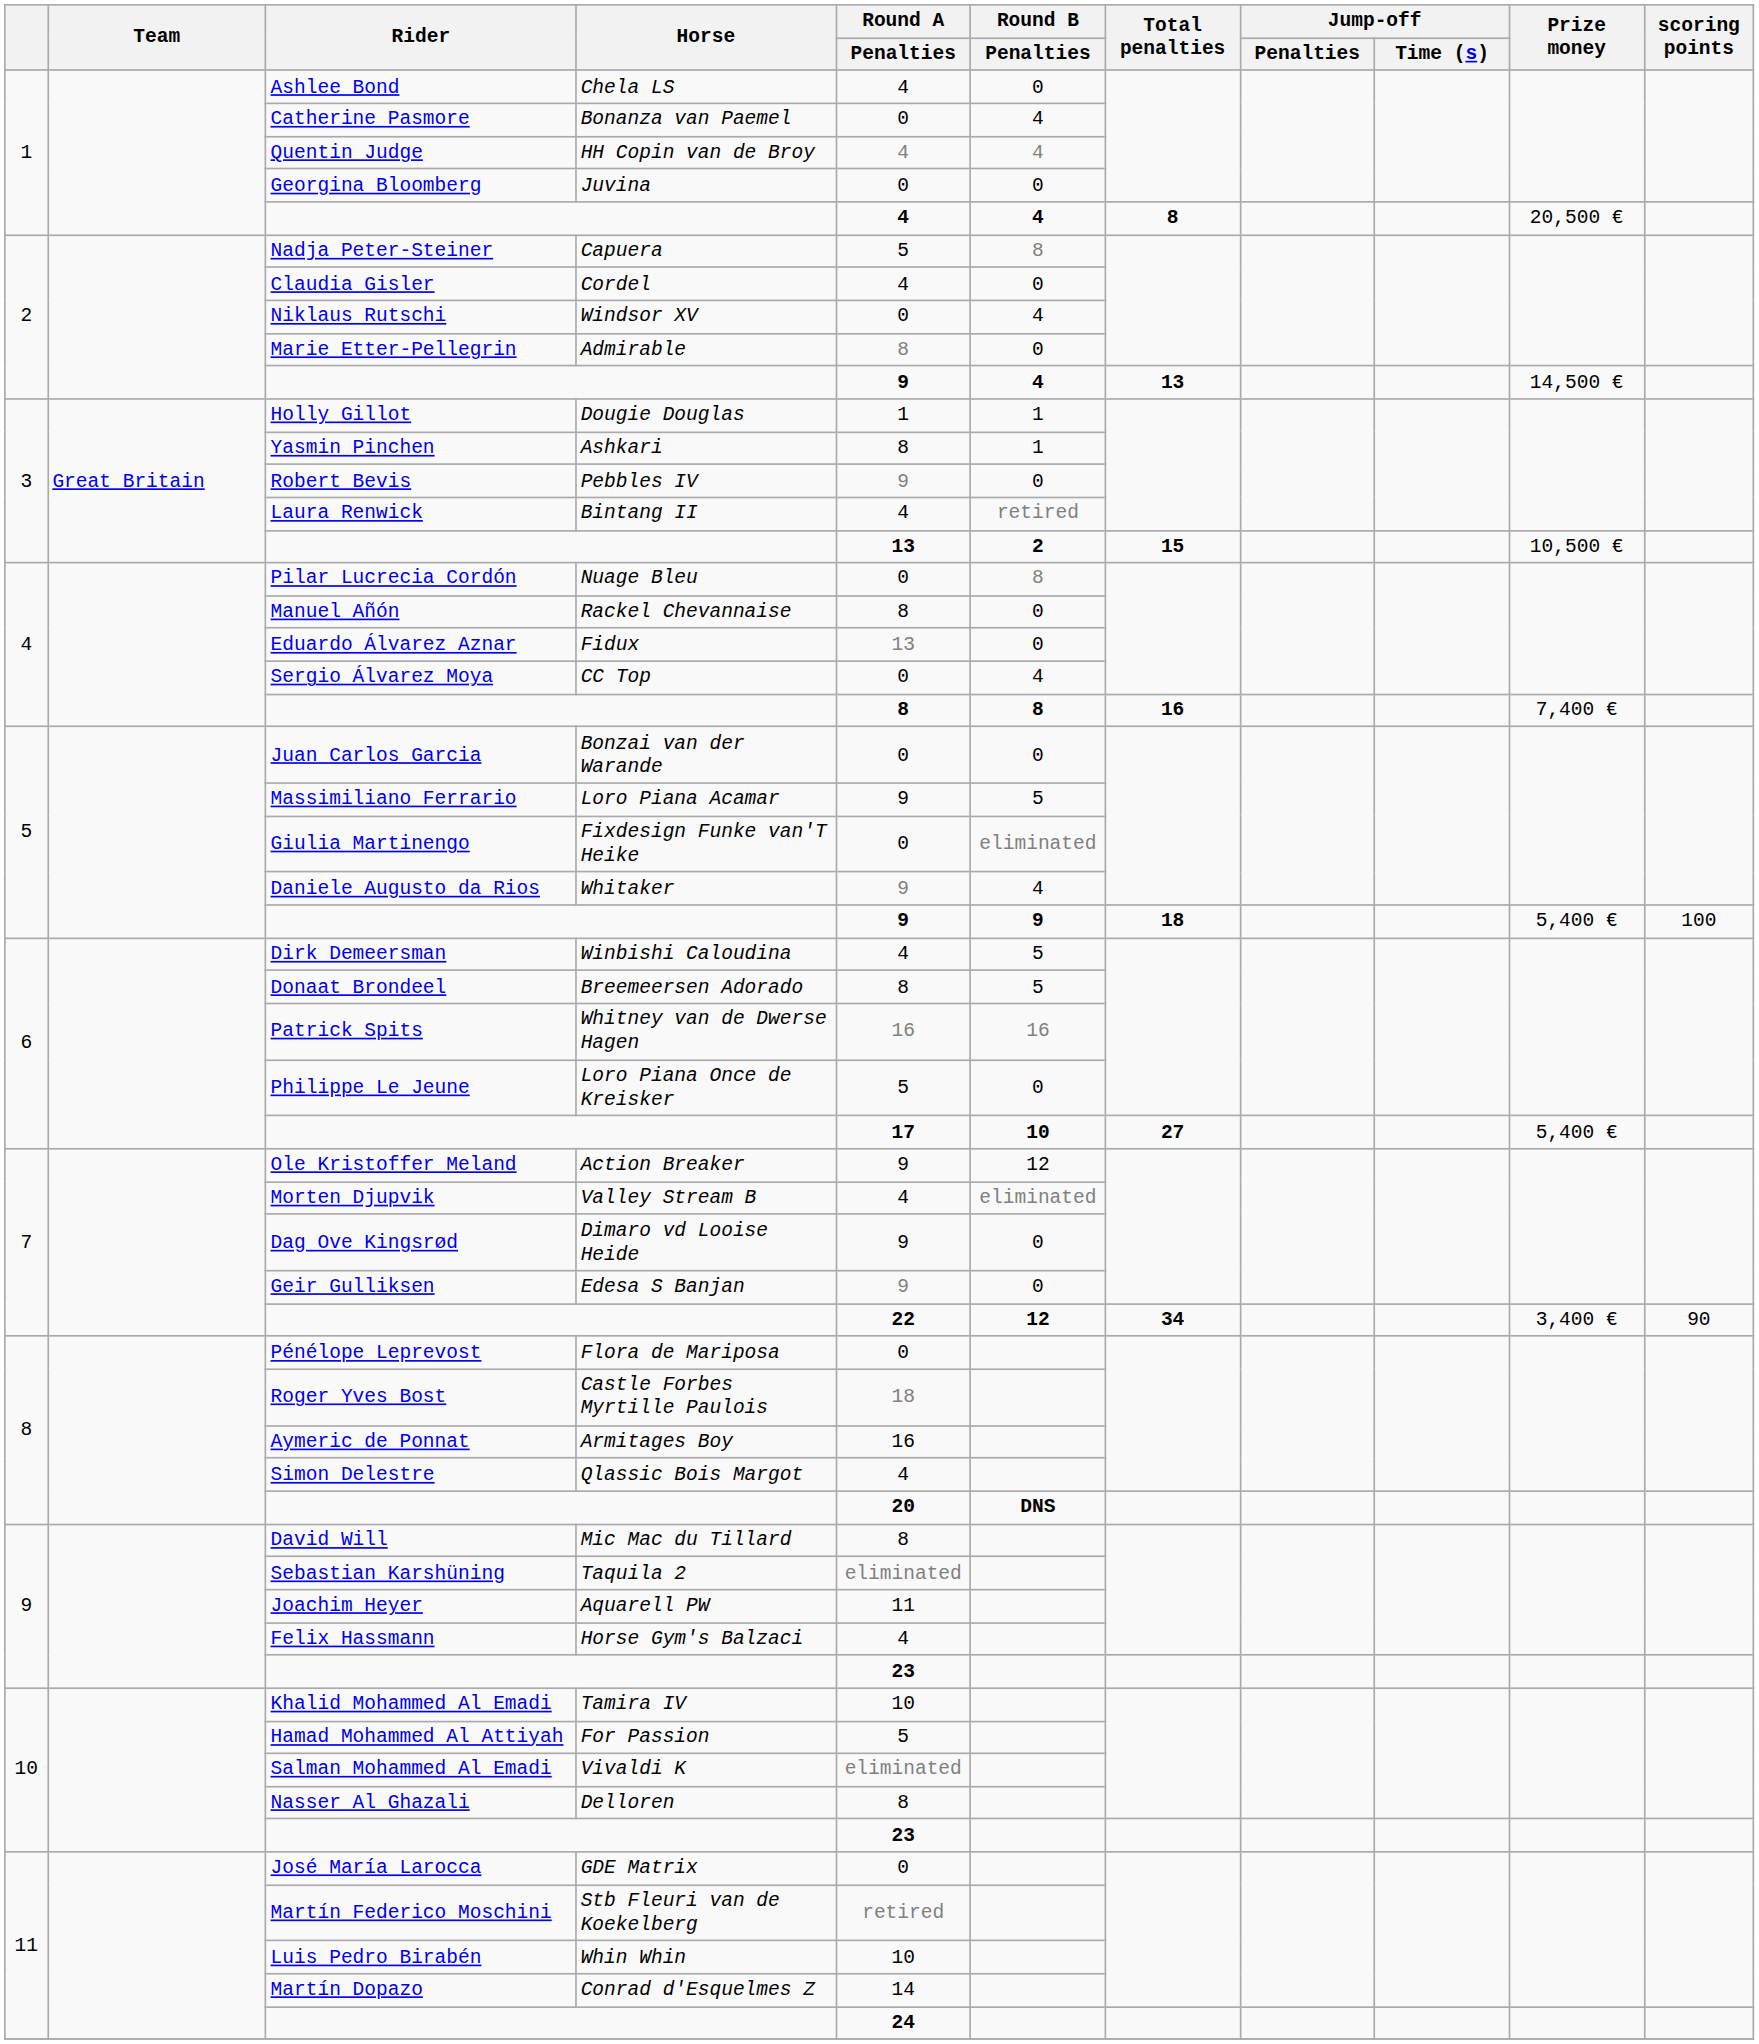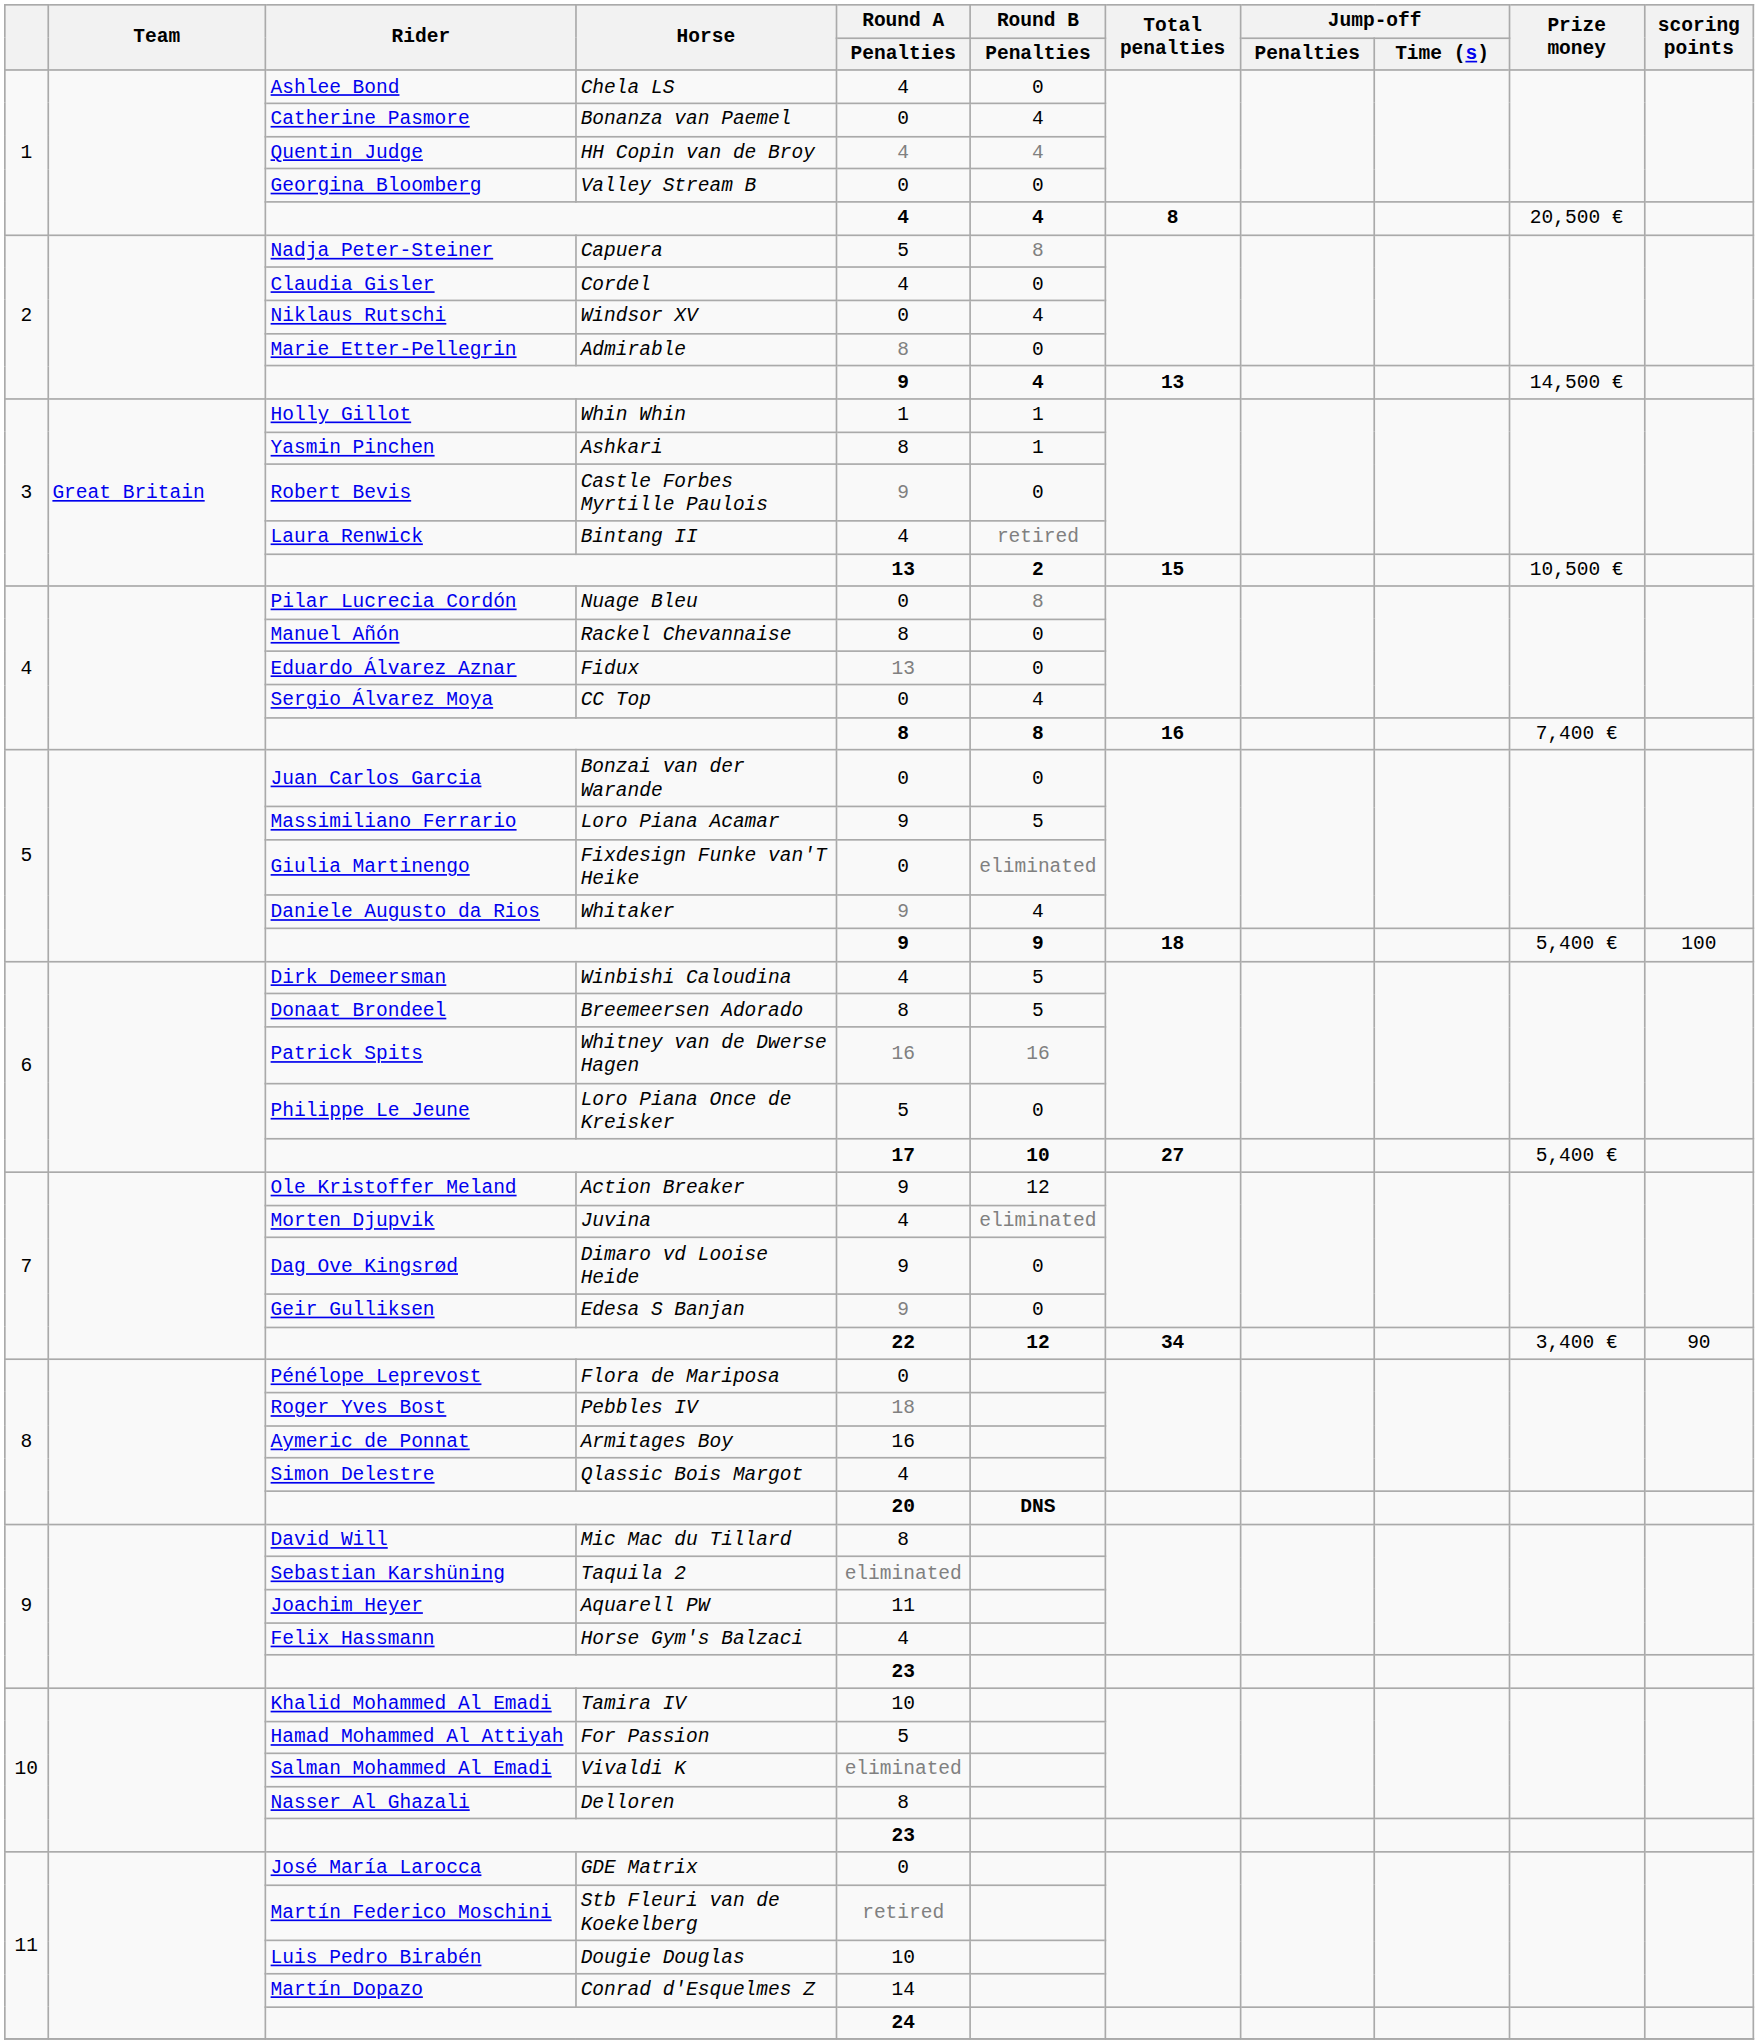(616, 185) Juvina -> (669, 185) Valley Stream B
(663, 415) Dougie Douglas -> (633, 415) Whin Whin
(639, 480) Pebbles IV -> (674, 492) Castle Forbes Myrtille Paulois
(669, 1198) Valley Stream B -> (616, 1221) Juvina
(674, 1397) Castle Forbes Myrtille Paulois -> (639, 1409) Pebbles IV
(633, 1957) Whin Whin -> (663, 1957) Dougie Douglas
